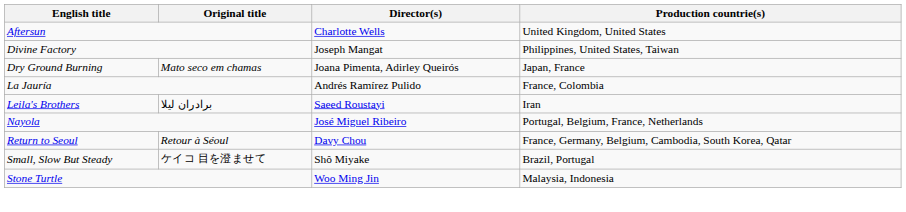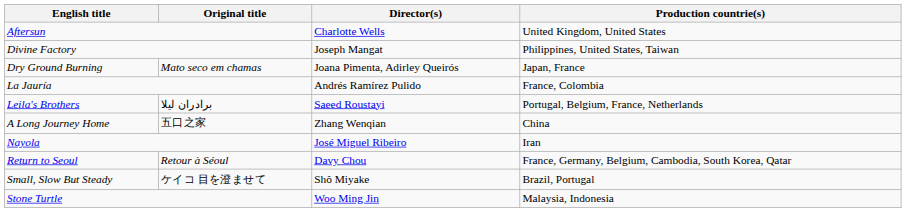(532, 103) Iran -> (613, 103) Portugal, Belgium, France, Netherlands
+ row: (58, 123)
(613, 122) Portugal, Belgium, France, Netherlands -> (532, 142) Iran
